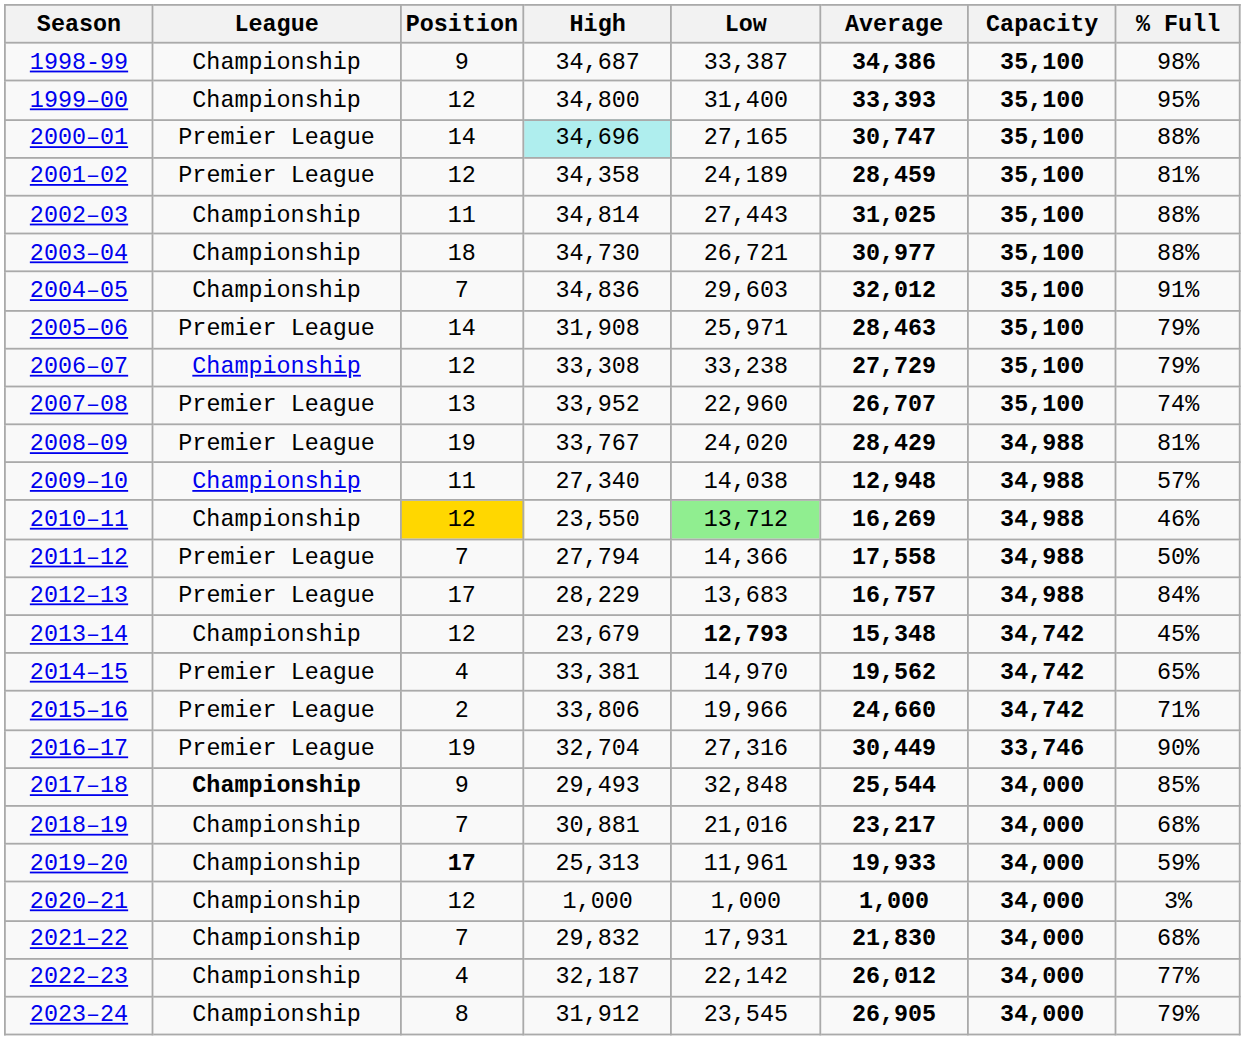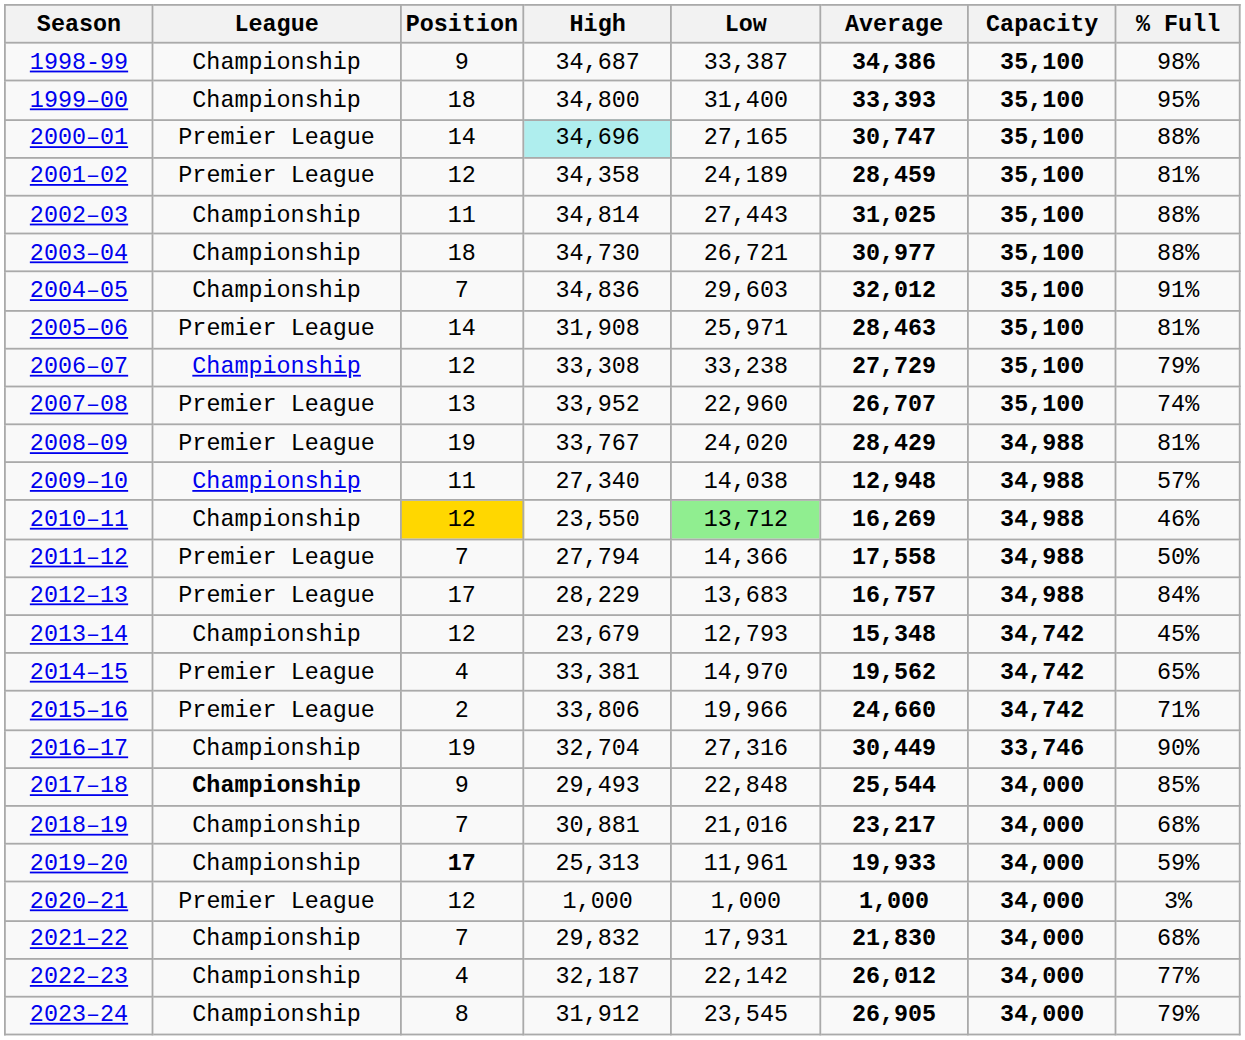(462, 100) 12 -> (462, 100) 18
(1178, 329) 79% -> (1178, 329) 81%
(746, 634) bold -> (746, 634) normal
(277, 749) Premier League -> (277, 749) Championship
(746, 787) 32,848 -> (746, 787) 22,848
(277, 901) Championship -> (277, 901) Premier League
